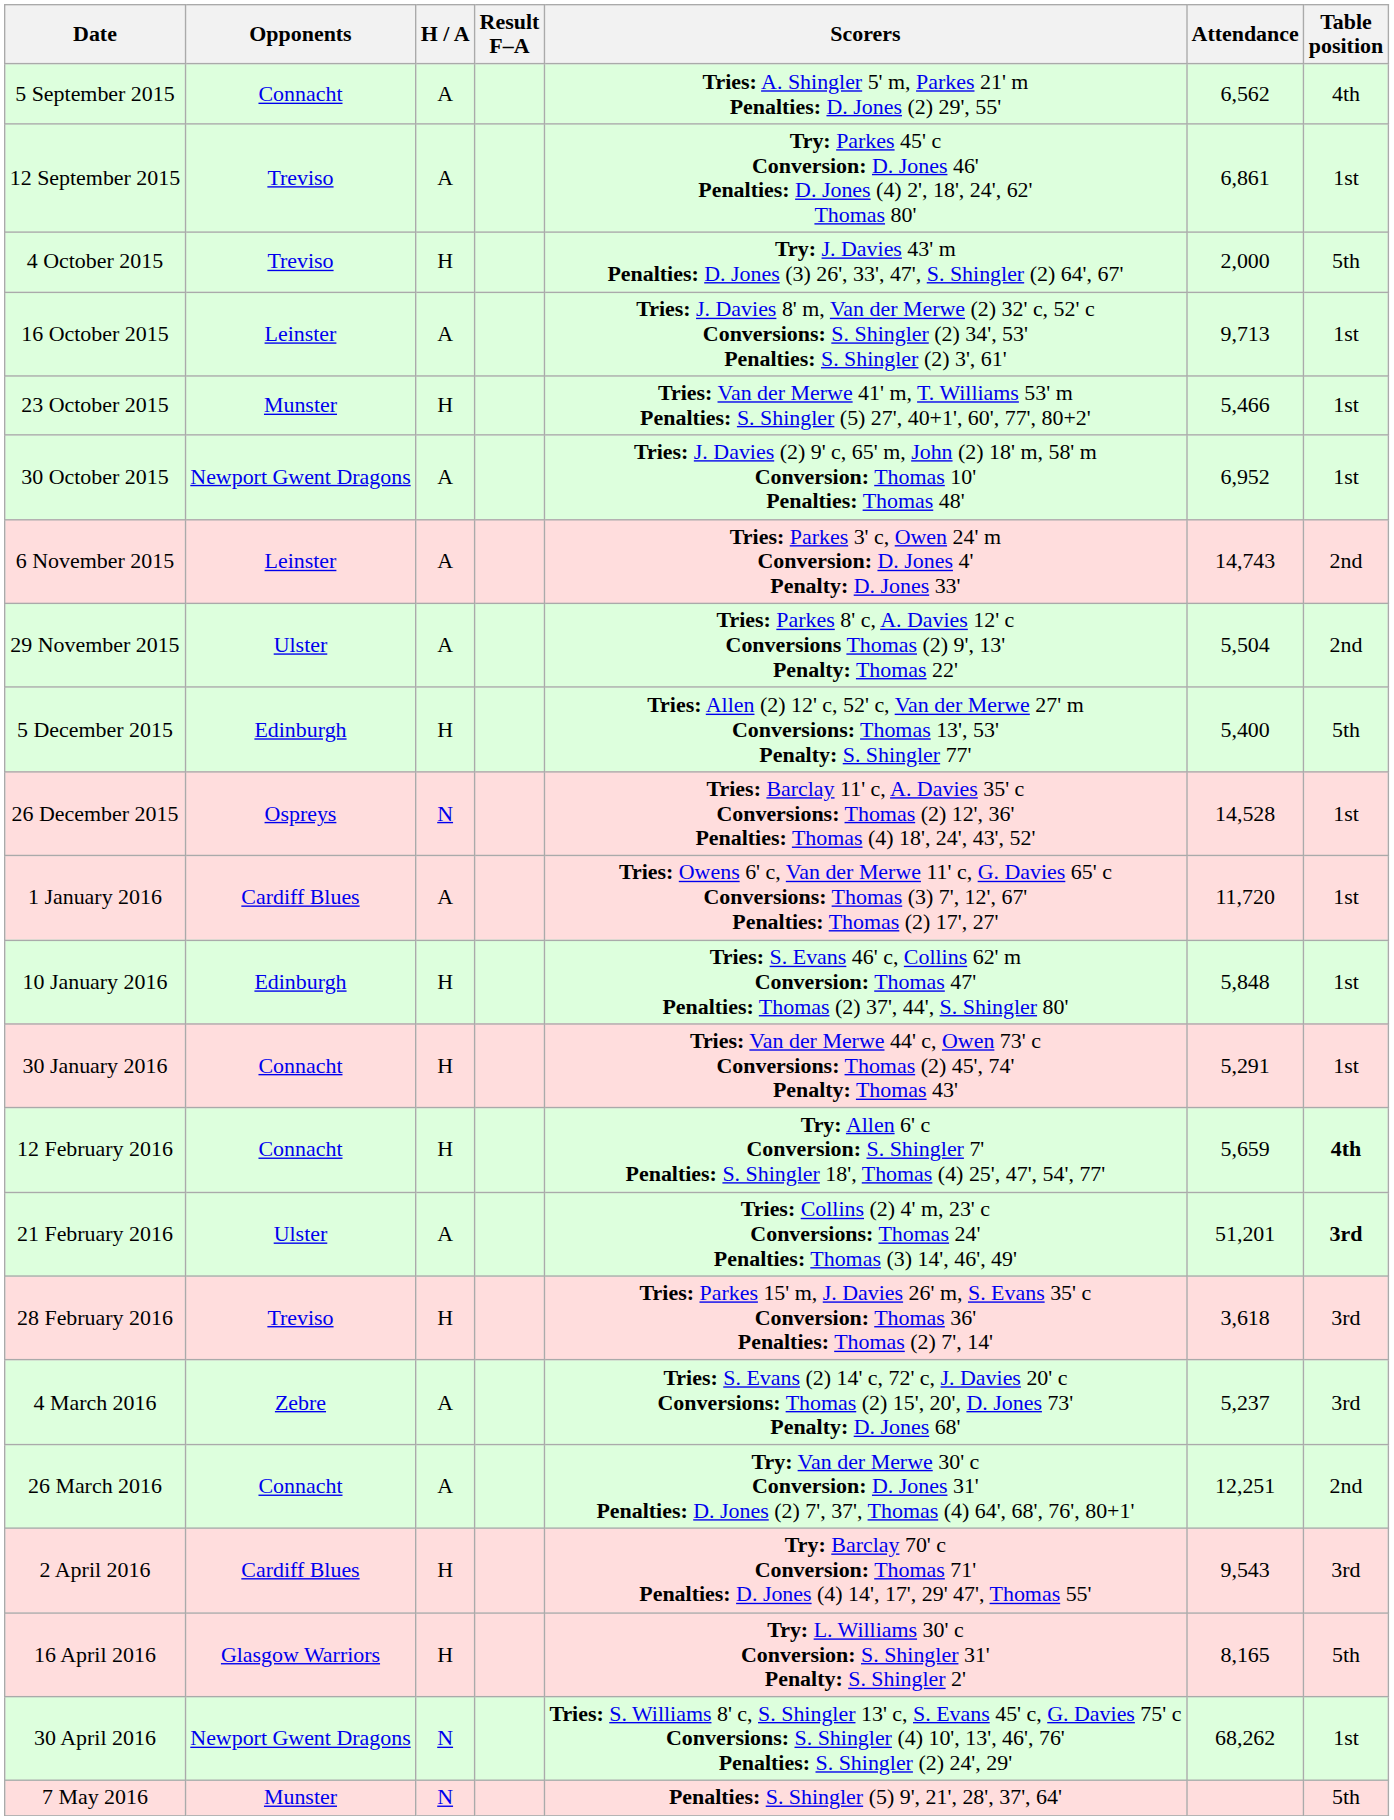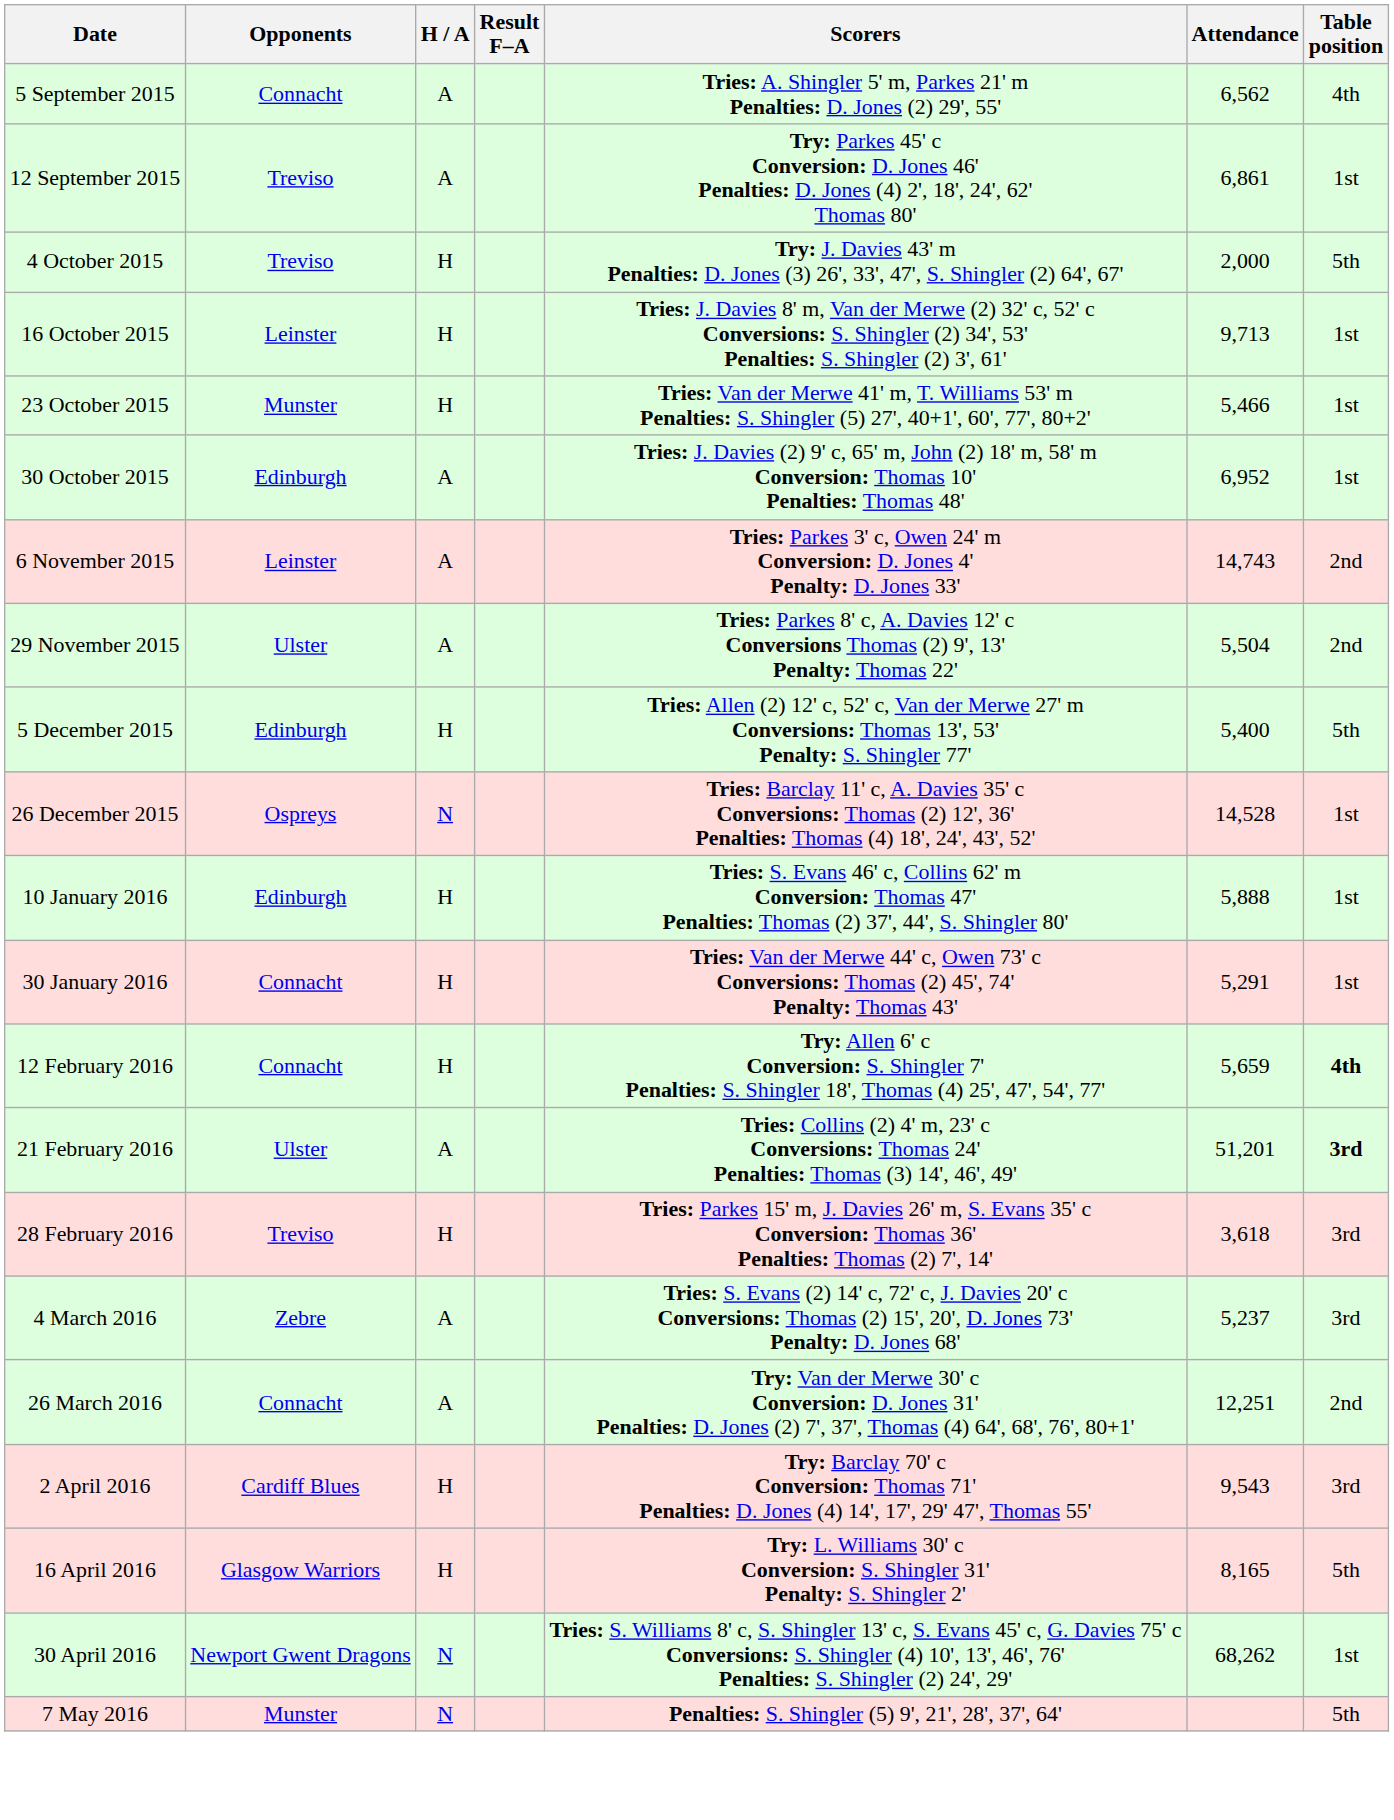(445, 333) A -> (445, 333) H
(300, 477) Newport Gwent Dragons -> (300, 477) Edinburgh
- row: (95, 897)
(1245, 981) 5,848 -> (1245, 897) 5,888
